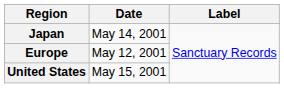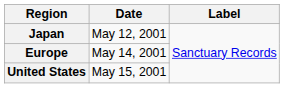(129, 33) May 14, 2001 -> (129, 33) May 12, 2001
(129, 53) May 12, 2001 -> (129, 53) May 14, 2001
